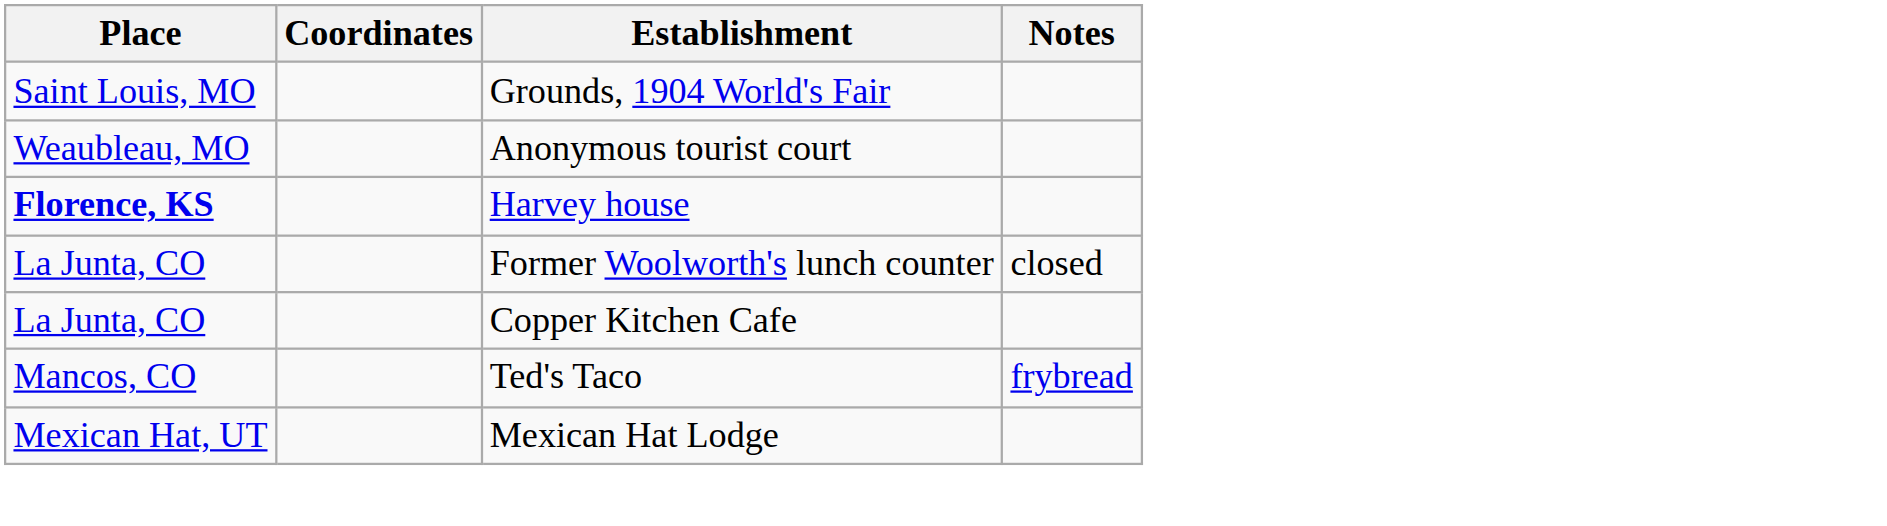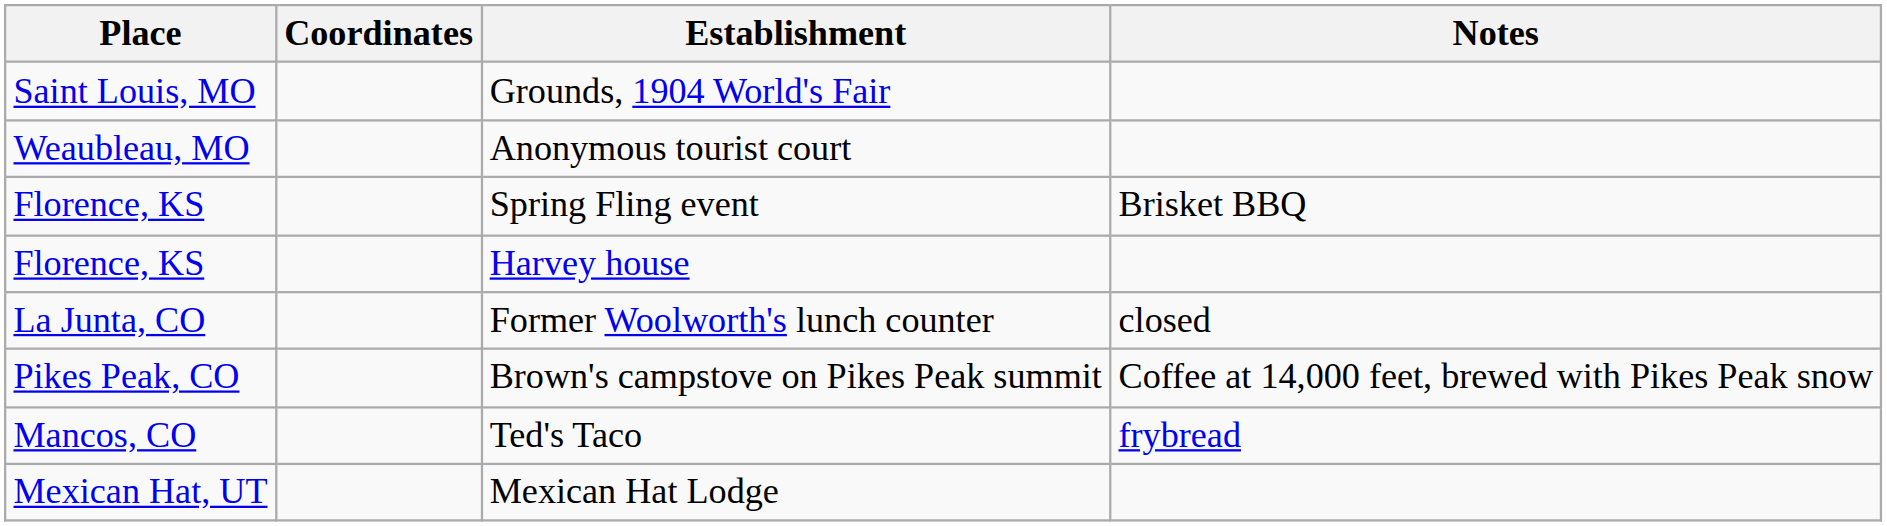+ row: (624, 205)
(114, 205) bold -> (109, 262) normal
- row: (643, 319)
+ row: (796, 377)
